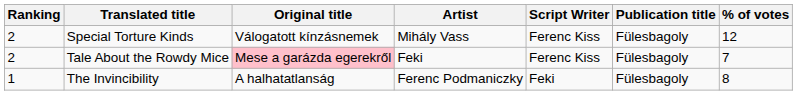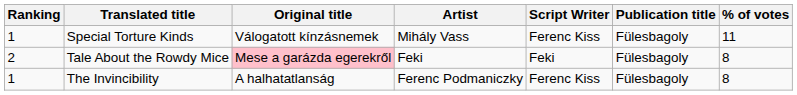(11, 36) 2 -> (11, 36) 1
(729, 36) 12 -> (729, 36) 11
(565, 57) Ferenc Kiss -> (542, 57) Feki
(726, 57) 7 -> (726, 57) 8
(542, 79) Feki -> (565, 79) Ferenc Kiss
